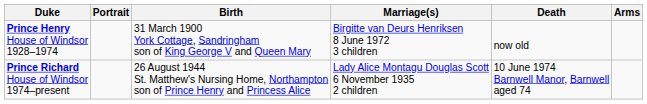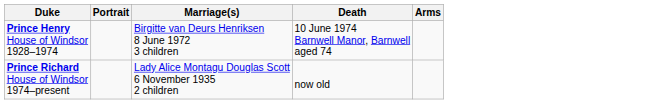- column: (231, 12)
(511, 46) now old -> (352, 40) 10 June 1974 Barnwell Manor, Barnwell aged 74
(551, 79) 10 June 1974 Barnwell Manor, Barnwell aged 74 -> (312, 85) now old
